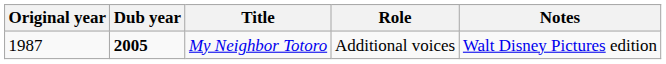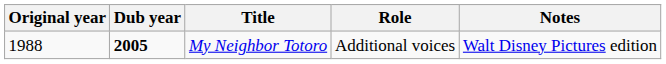(25, 44) 1987 -> (25, 44) 1988
